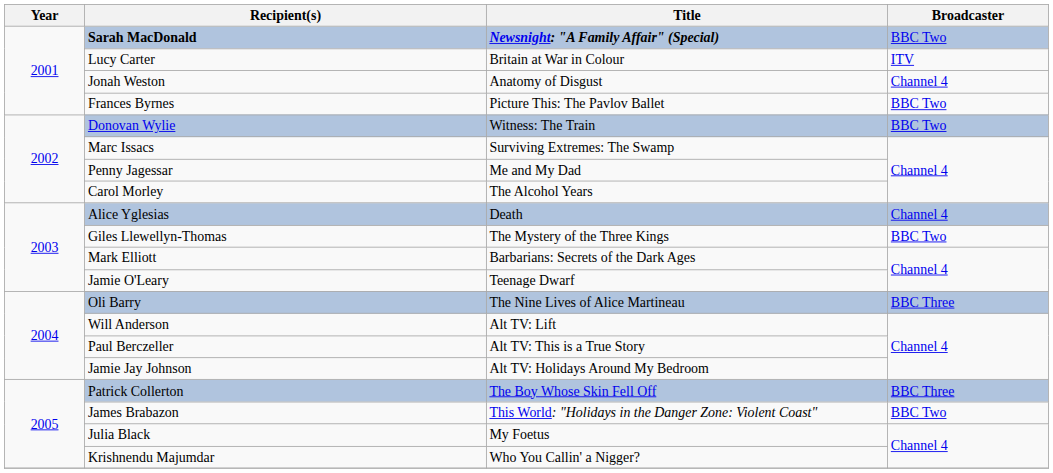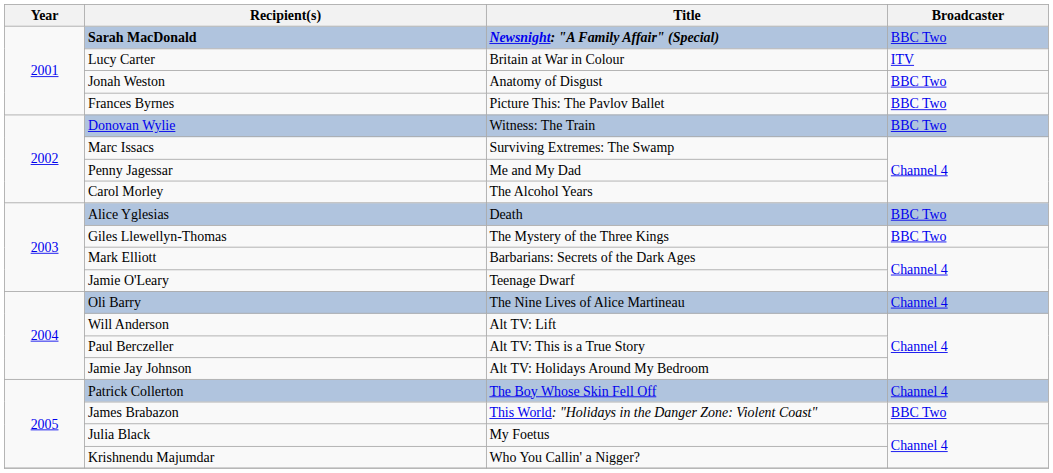(919, 81) Channel 4 -> (919, 81) BBC Two
(919, 214) Channel 4 -> (919, 214) BBC Two
(923, 302) BBC Three -> (919, 302) Channel 4
(923, 390) BBC Three -> (919, 390) Channel 4
